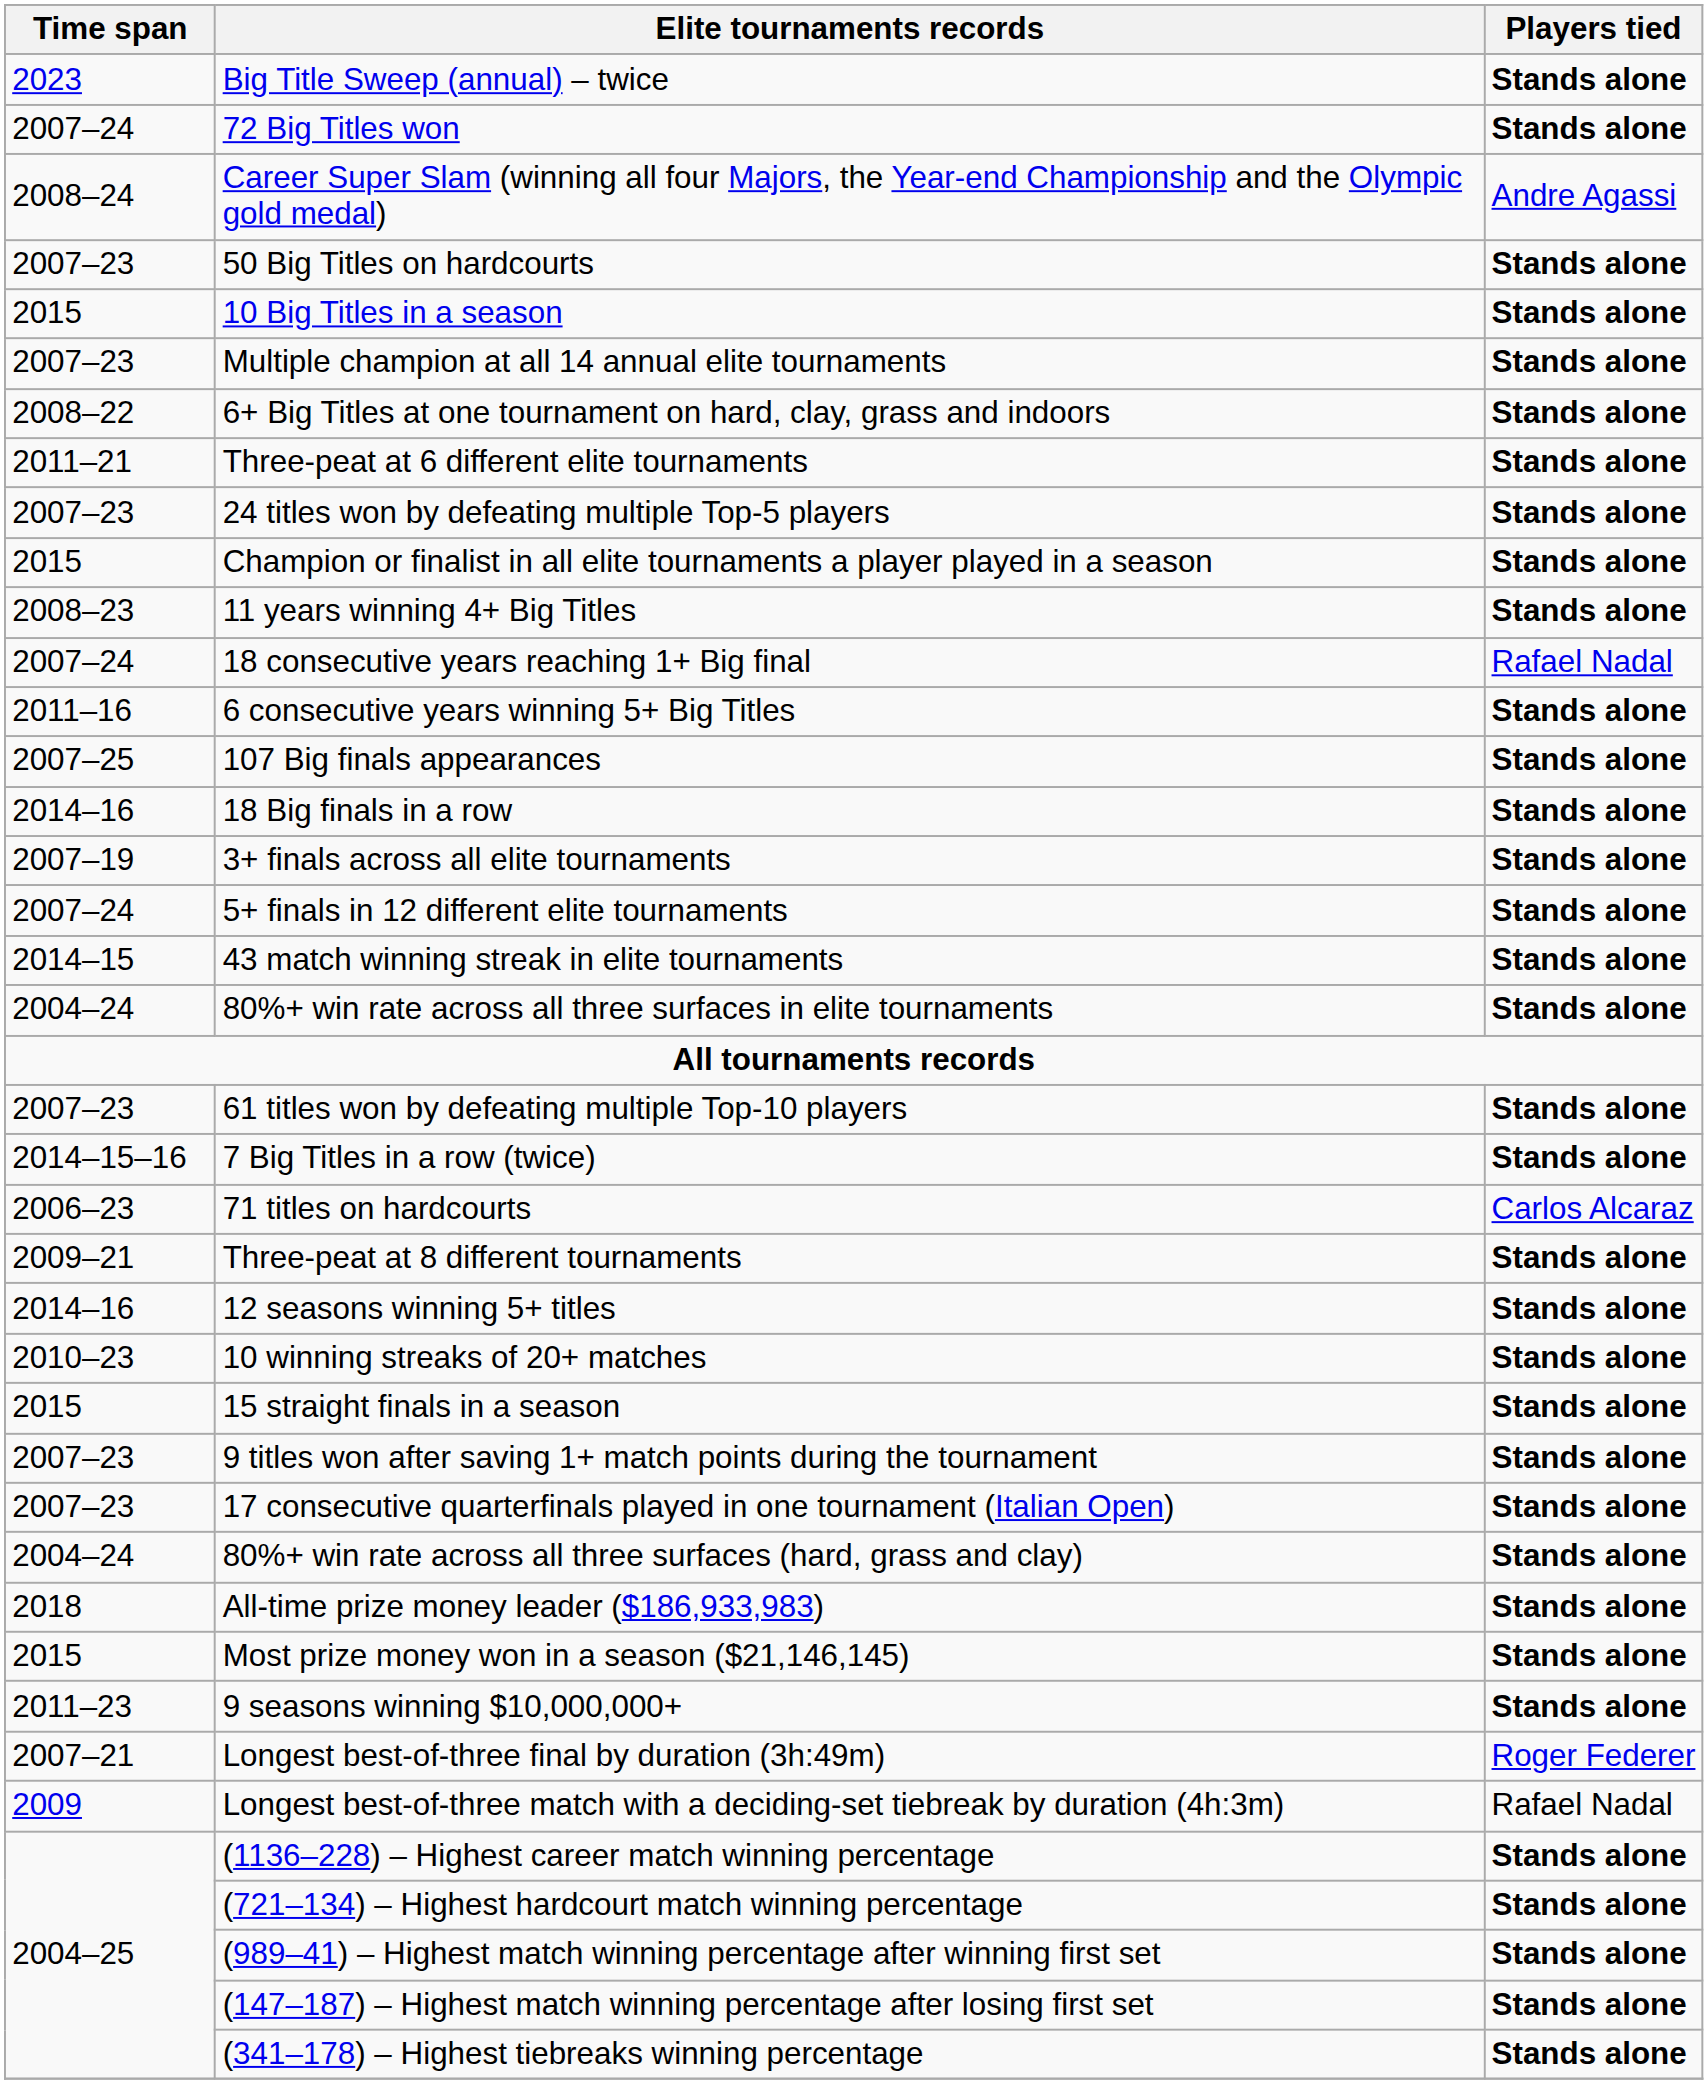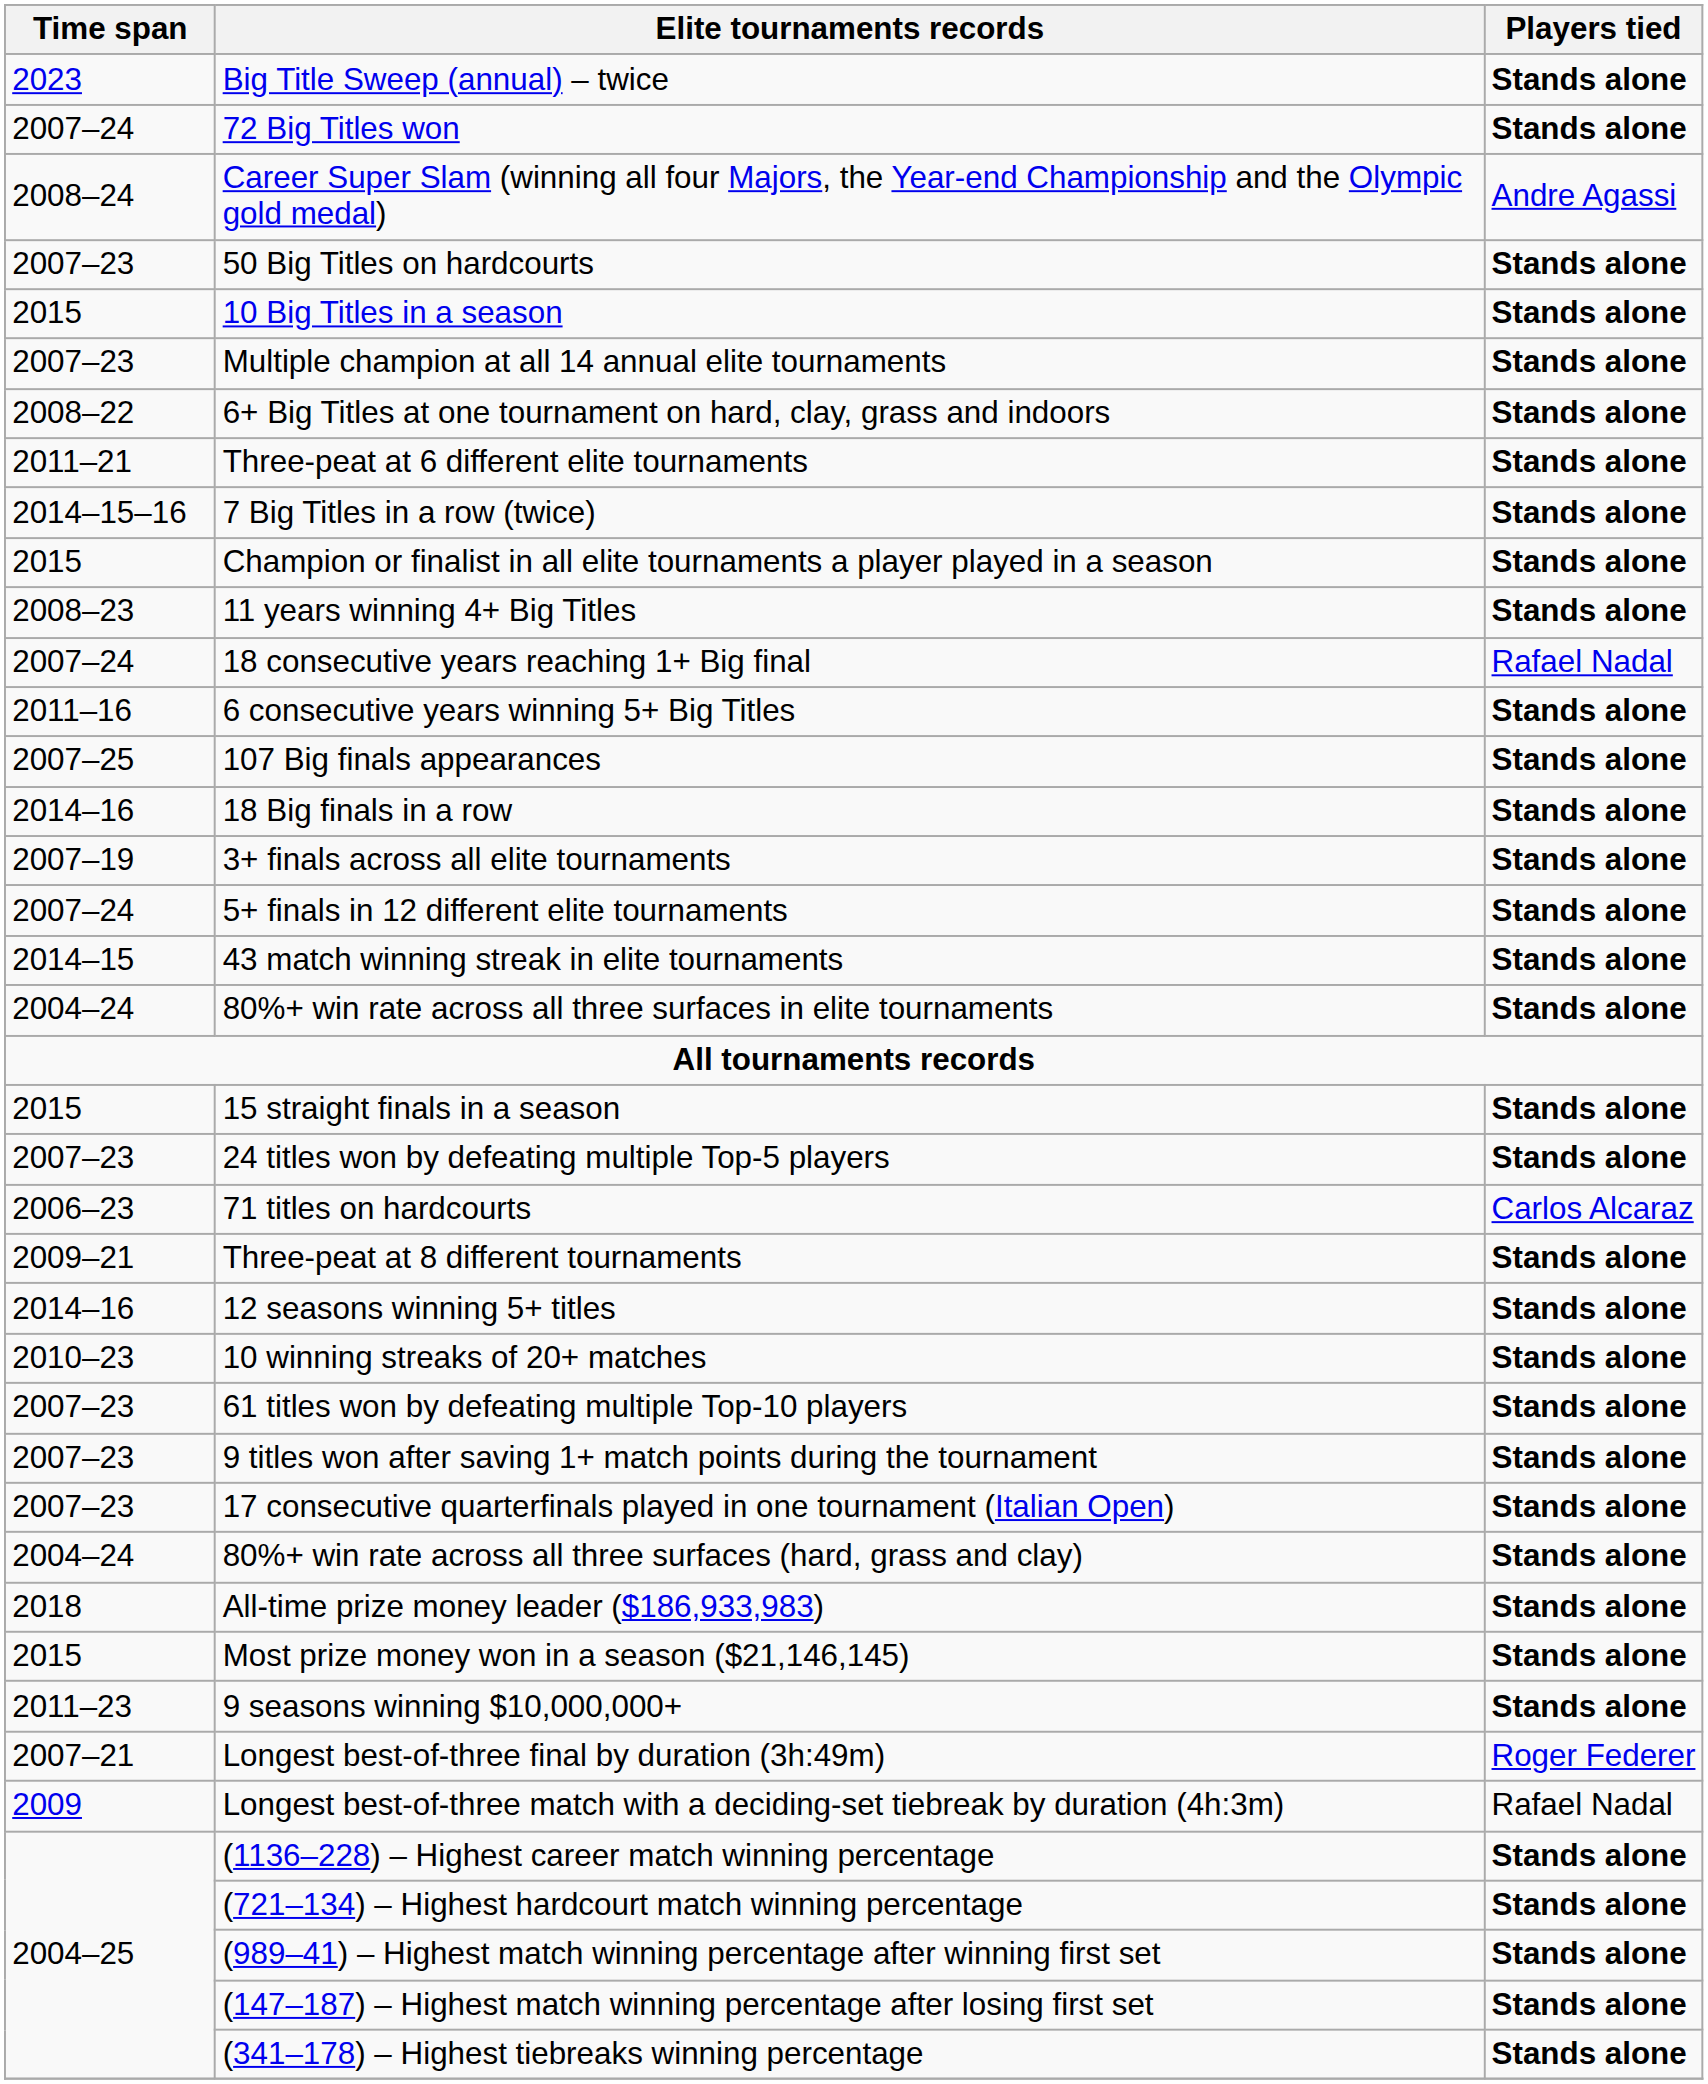rows swapped: (409, 1158) <-> (556, 512)
rows swapped: (565, 1109) <-> (421, 1407)
